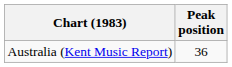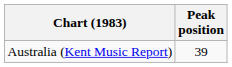(201, 51) 36 -> (201, 51) 39
